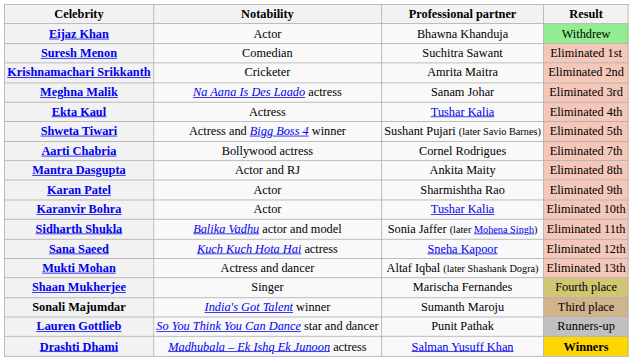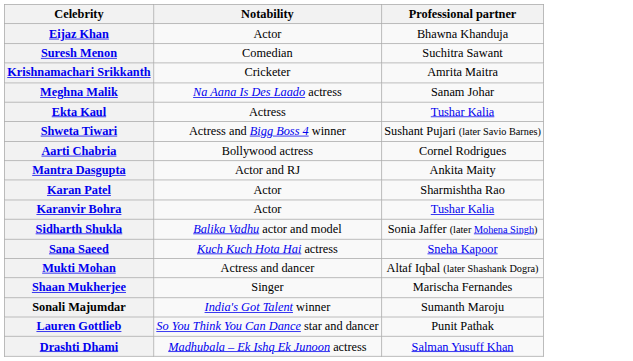- column: (586, 14)
